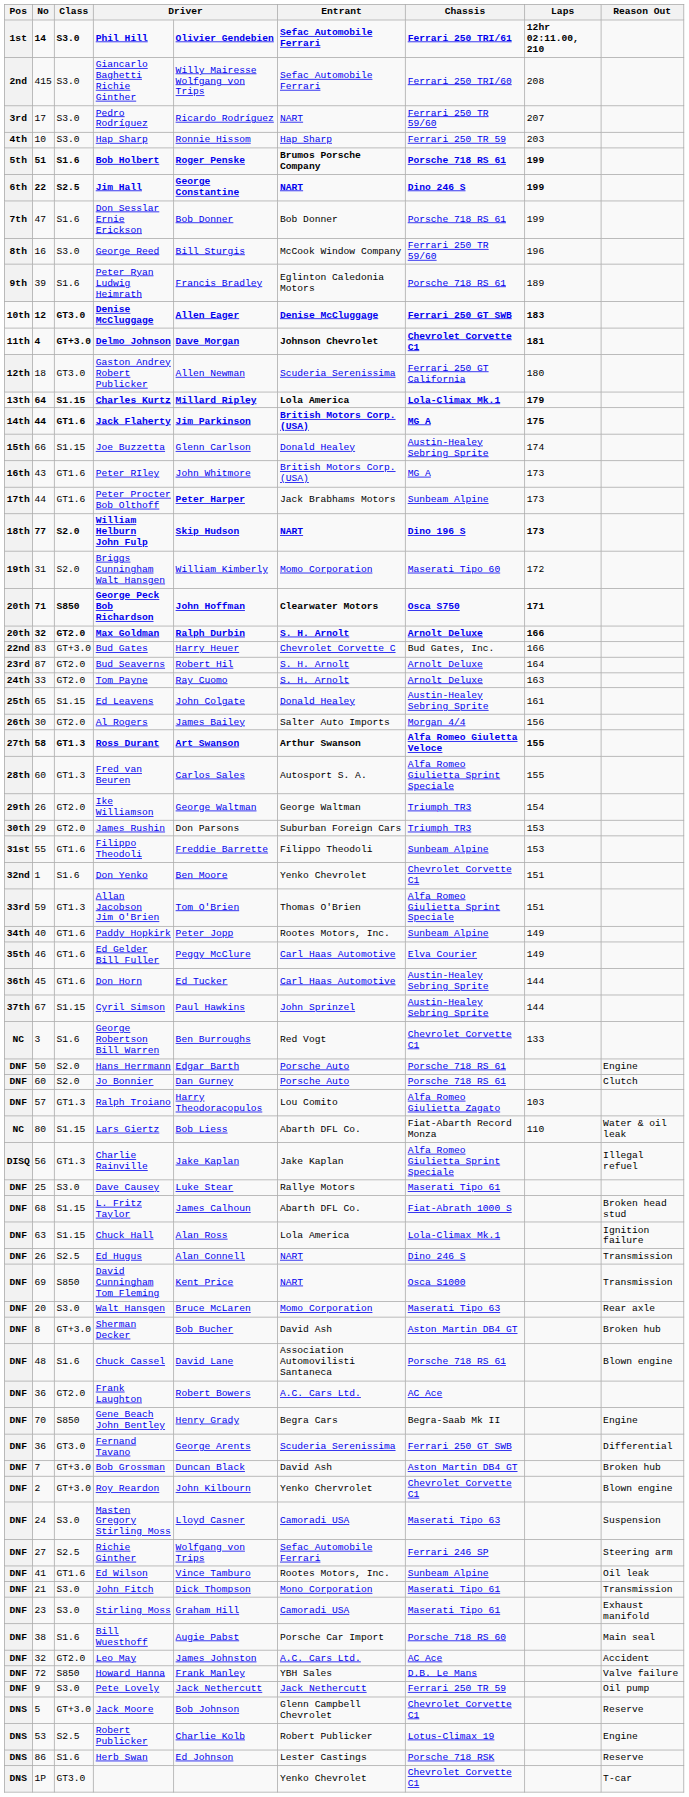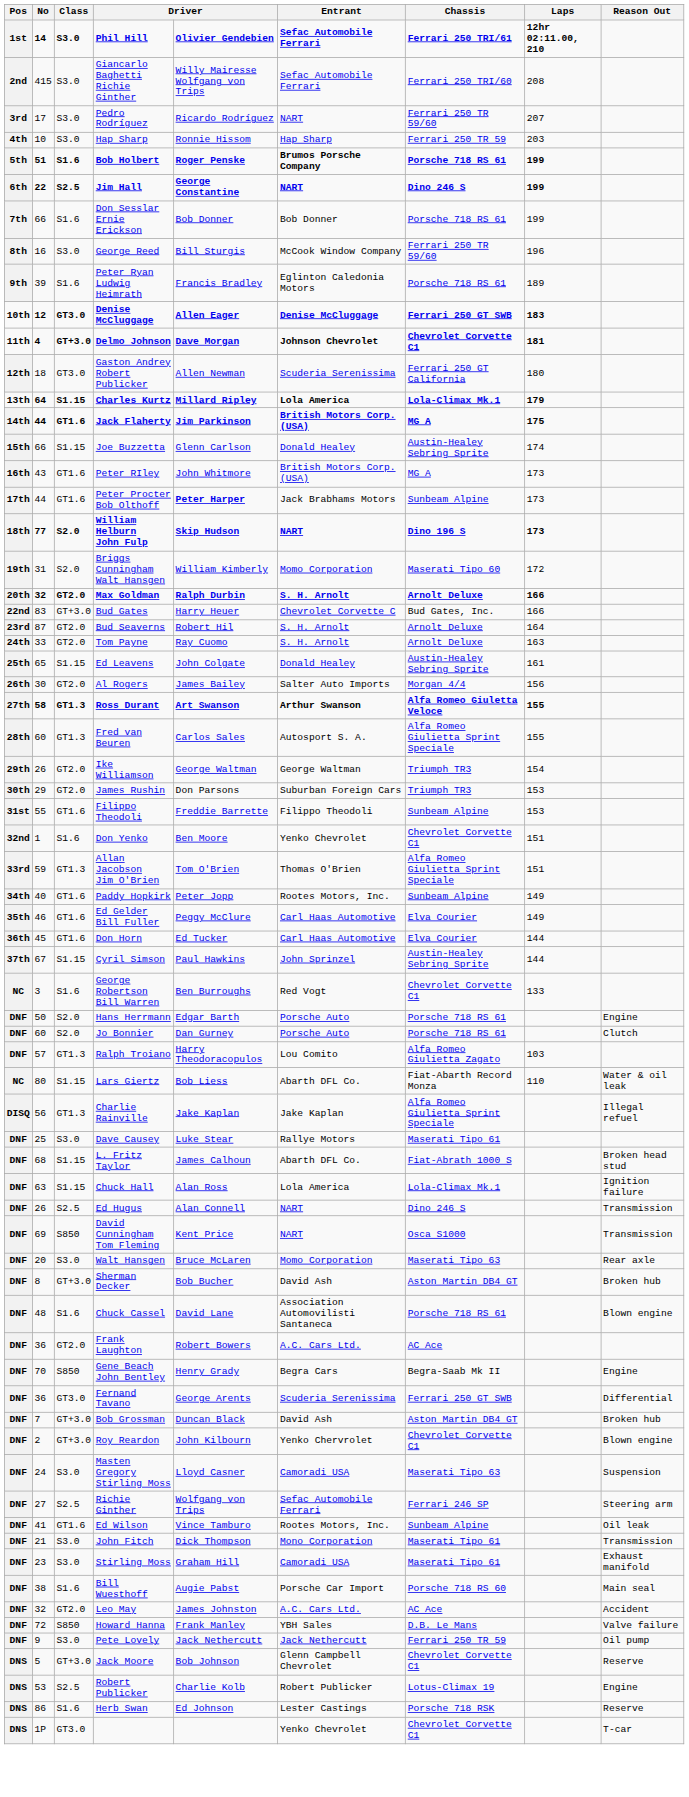(40, 220) 47 -> (40, 220) 66
- row: (128, 607)
(448, 982) Austin-Healey Sebring Sprite -> (442, 939) Elva Courier
